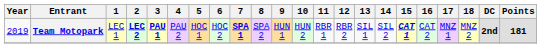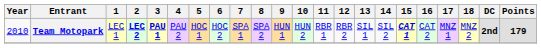(18, 31) 2019 -> (18, 31) 2010
(241, 31) bold -> (241, 31) normal
(518, 31) 181 -> (518, 31) 179
